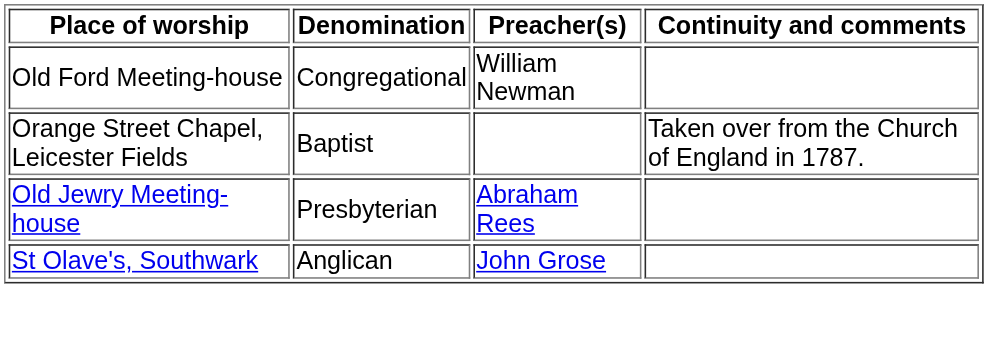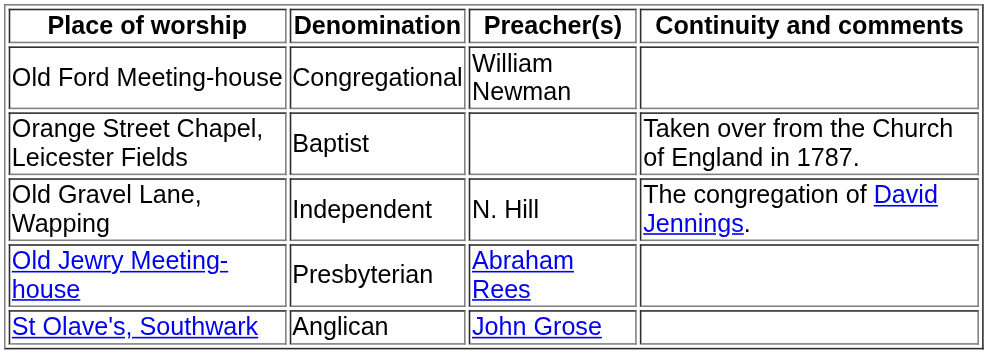+ row: (107, 209)
